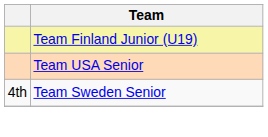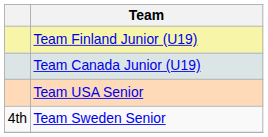+ row: (117, 66)
